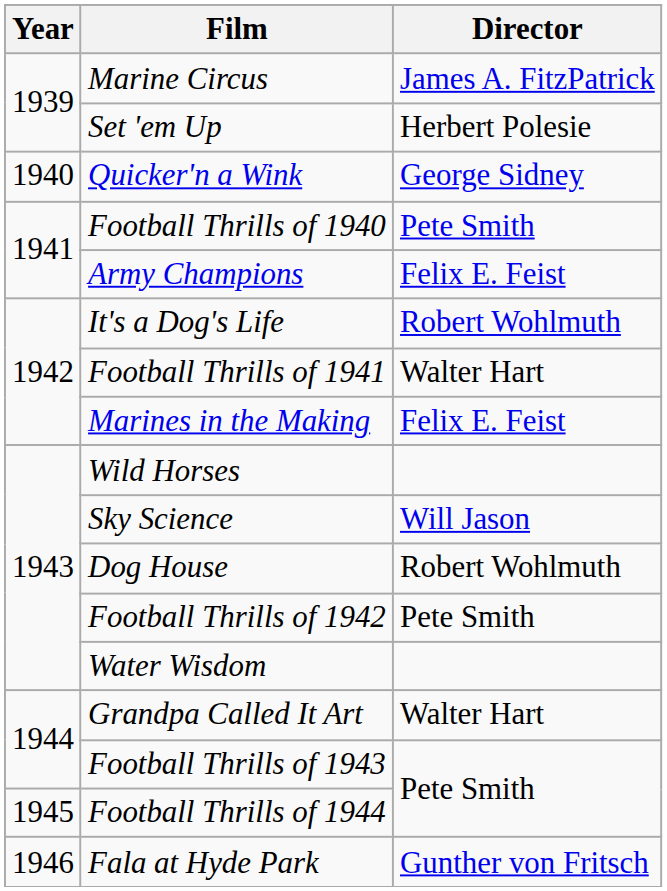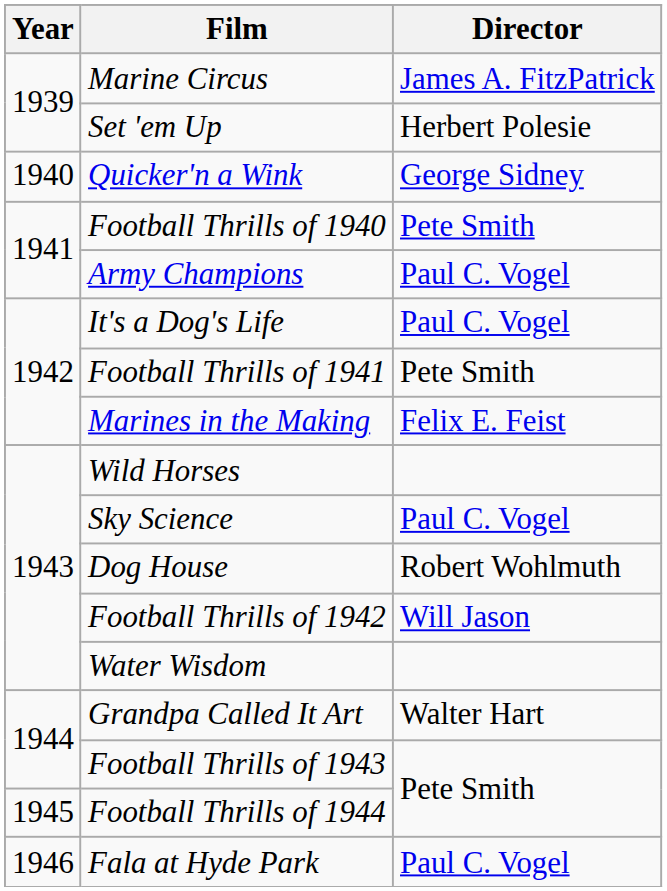(483, 273) Felix E. Feist -> (485, 273) Paul C. Vogel
(510, 322) Robert Wohlmuth -> (485, 322) Paul C. Vogel
(472, 371) Walter Hart -> (467, 371) Pete Smith
(465, 518) Will Jason -> (485, 518) Paul C. Vogel
(467, 616) Pete Smith -> (465, 616) Will Jason
(524, 861) Gunther von Fritsch -> (485, 861) Paul C. Vogel
